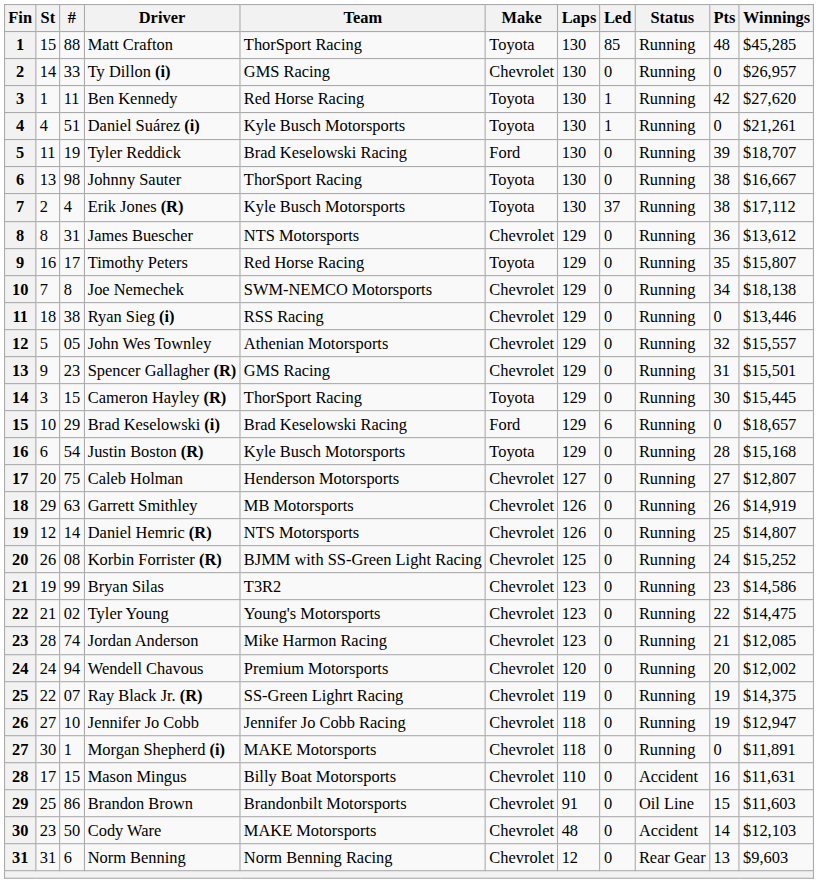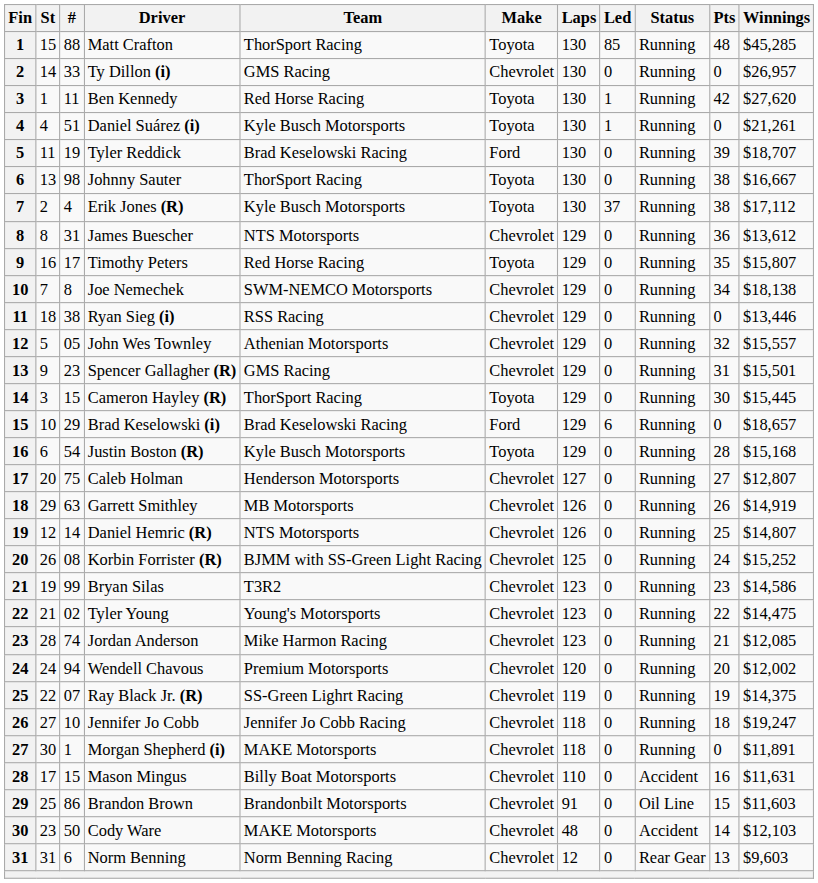(722, 721) 19 -> (722, 721) 18
(770, 721) $12,947 -> (770, 721) $19,247
